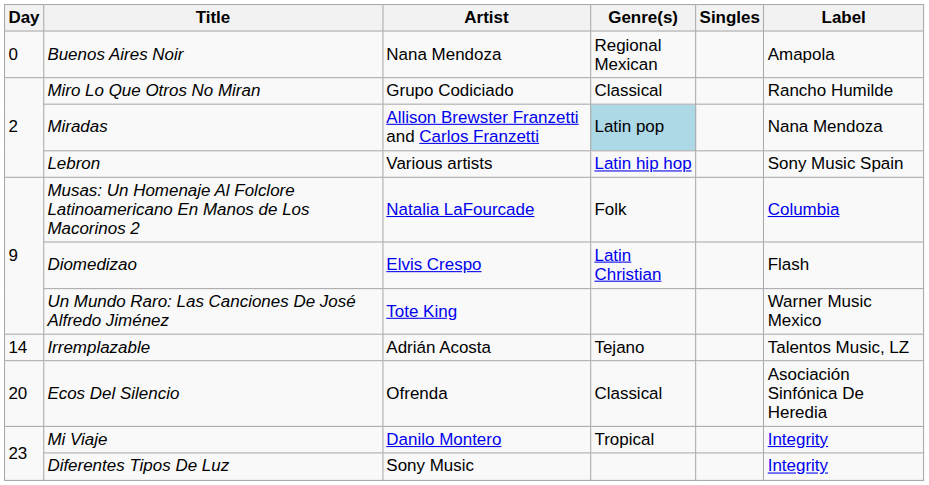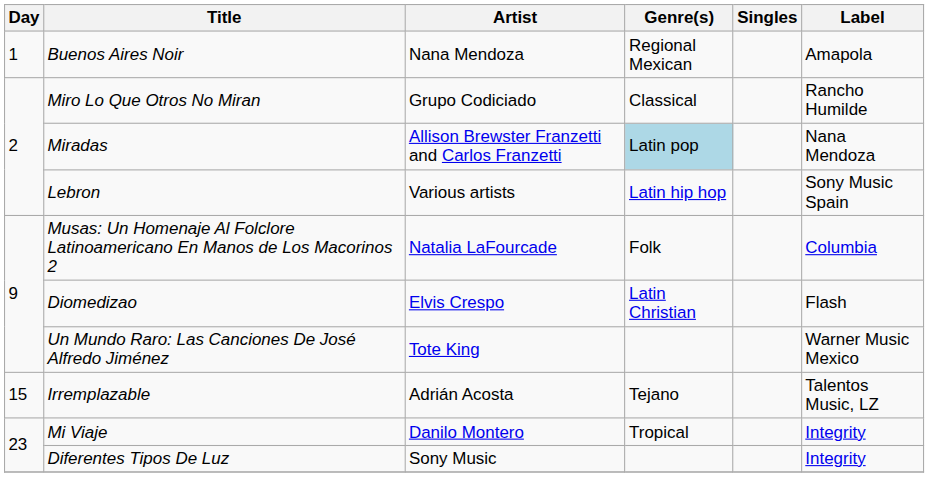(13, 54) 0 -> (13, 54) 1
(18, 347) 14 -> (18, 395) 15
- row: (113, 393)
